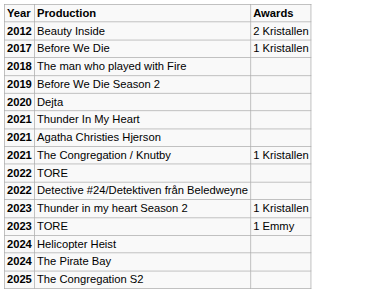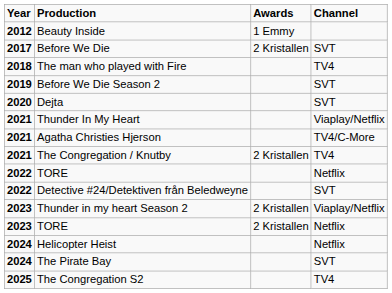+ column: (336, 13)
(281, 31) 2 Kristallen -> (274, 31) 1 Emmy
(281, 48) 1 Kristallen -> (281, 48) 2 Kristallen
(281, 155) 1 Kristallen -> (281, 155) 2 Kristallen
(281, 208) 1 Kristallen -> (281, 208) 2 Kristallen
(274, 226) 1 Emmy -> (281, 226) 2 Kristallen
